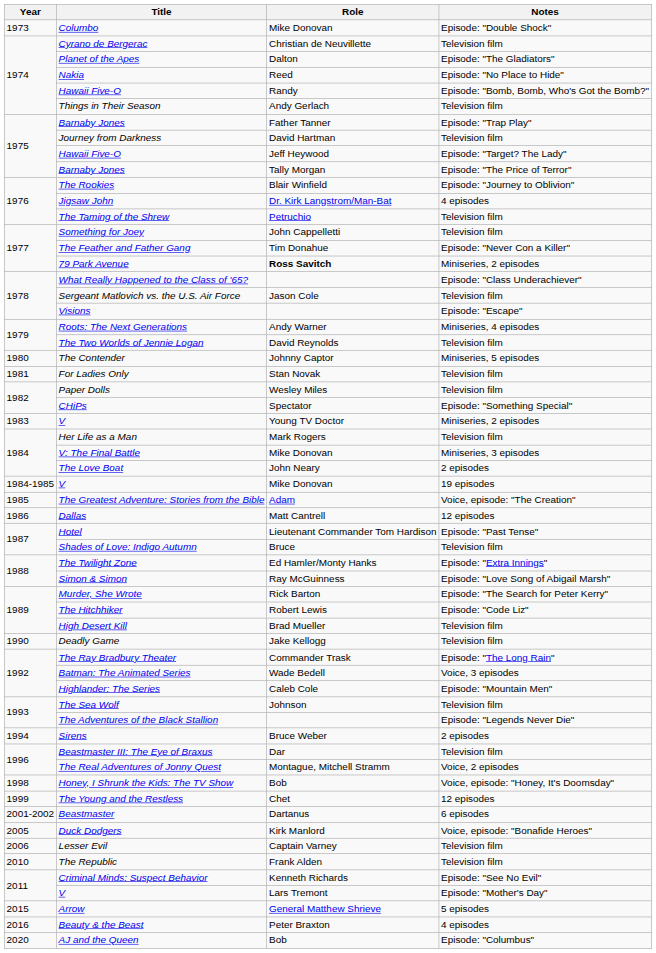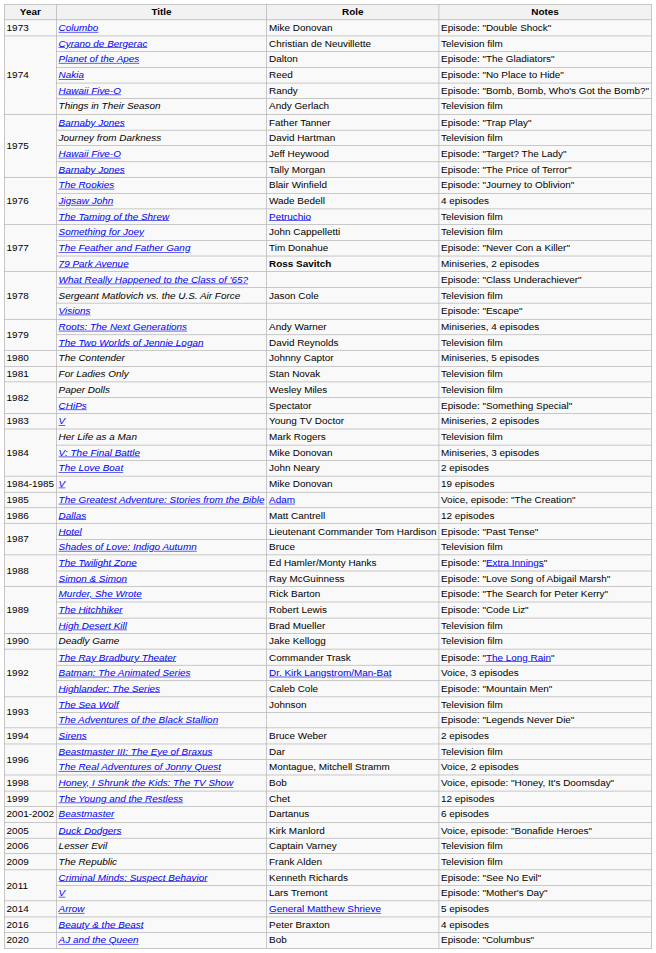(330, 201) Dr. Kirk Langstrom/Man-Bat -> (297, 201) Wade Bedell
(297, 673) Wade Bedell -> (330, 673) Dr. Kirk Langstrom/Man-Bat
(18, 861) 2010 -> (18, 861) 2009
(18, 909) 2015 -> (18, 909) 2014
